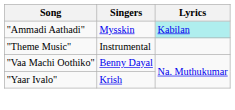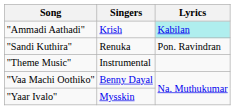(117, 29) Mysskin -> (111, 29) Krish
+ row: (39, 46)
(111, 80) Krish -> (117, 97) Mysskin
